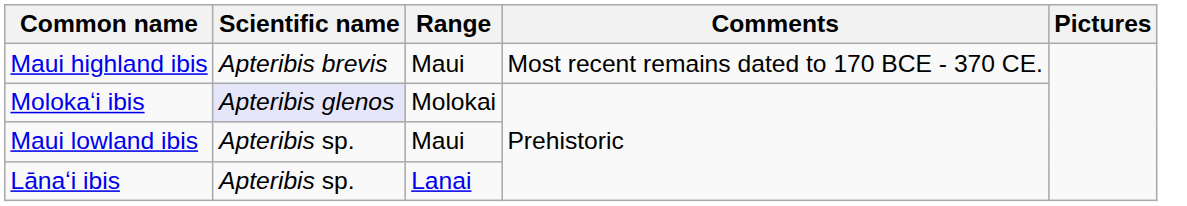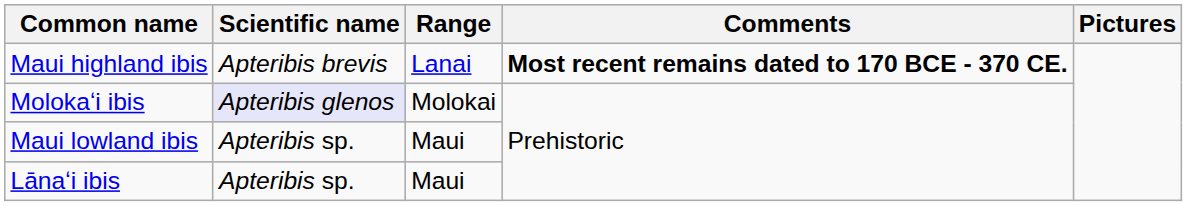(438, 63) Maui -> (441, 63) Lanai
(775, 63) normal -> (787, 63) bold
(441, 180) Lanai -> (438, 180) Maui
